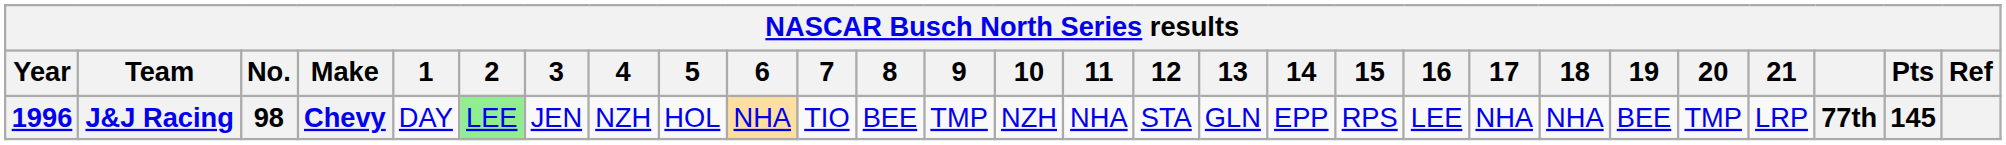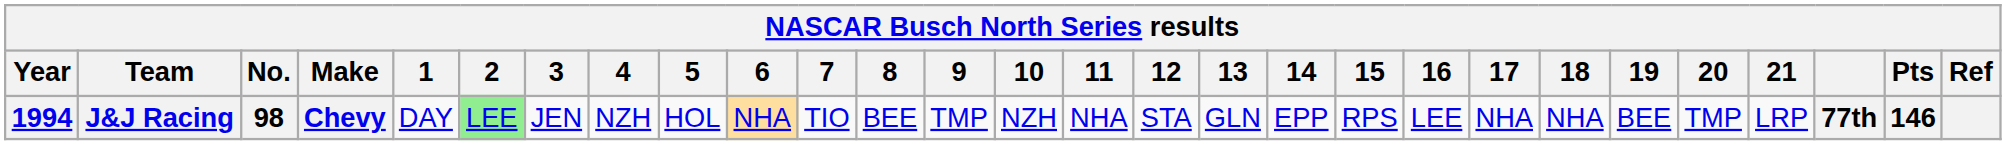(42, 117) 1996 -> (42, 117) 1994
(1913, 117) 145 -> (1913, 117) 146
